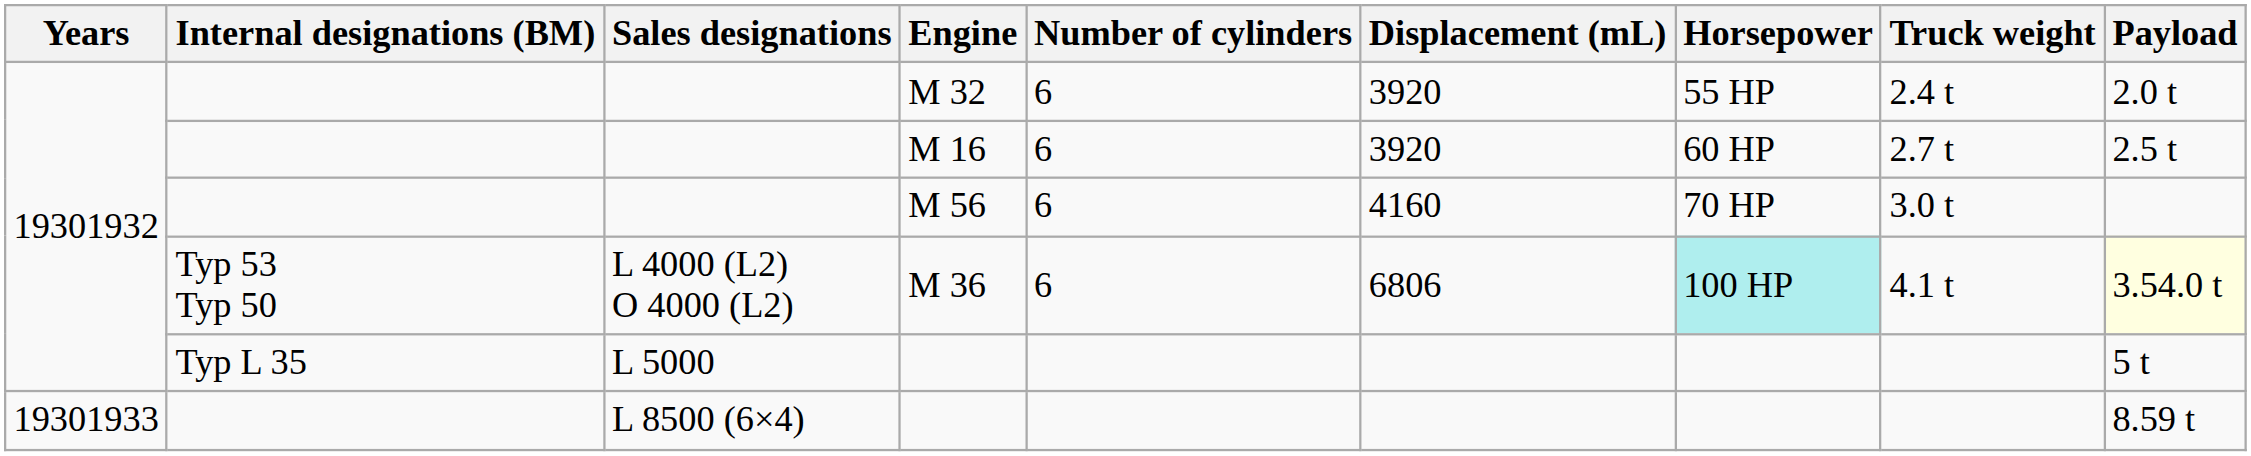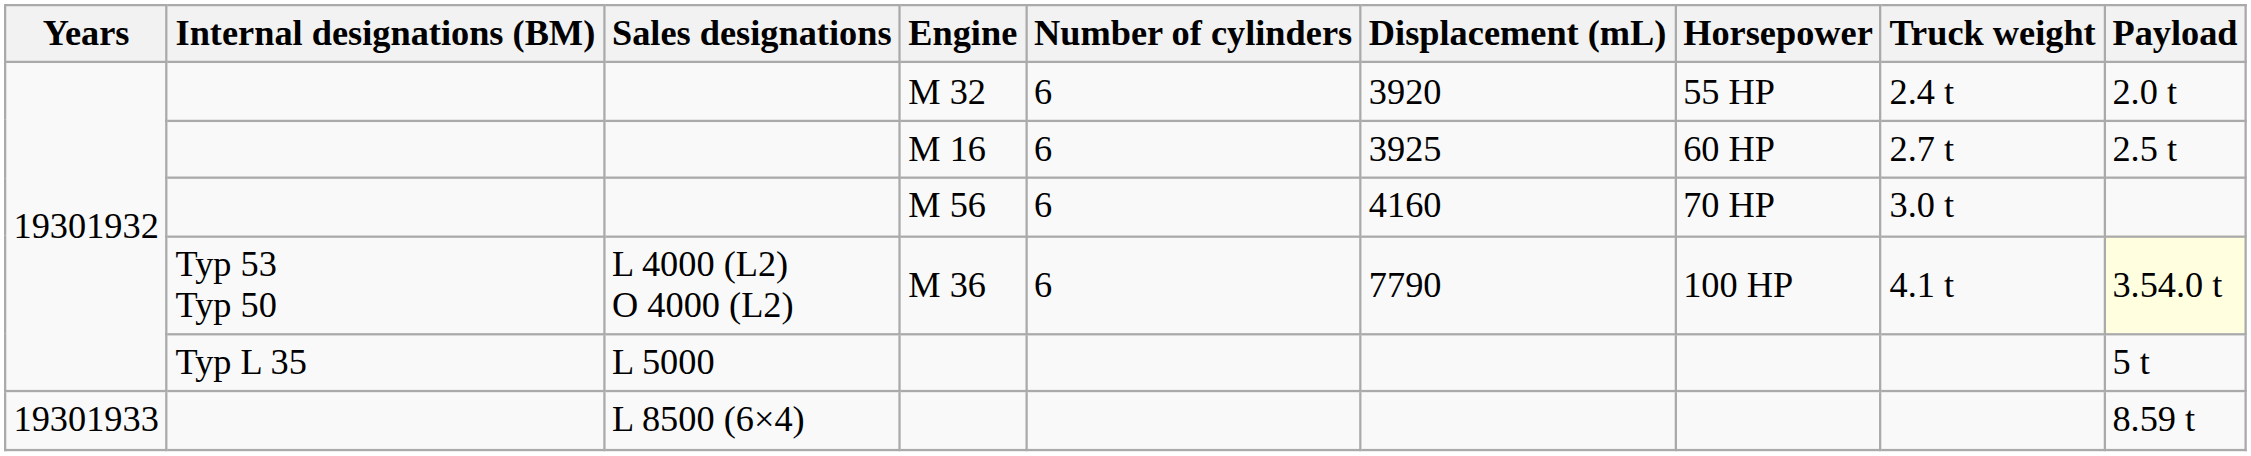(1405, 148) 3920 -> (1405, 148) 3925
(1405, 284) 6806 -> (1405, 284) 7790
(1738, 284) paleturquoise background -> (1738, 284) no background
